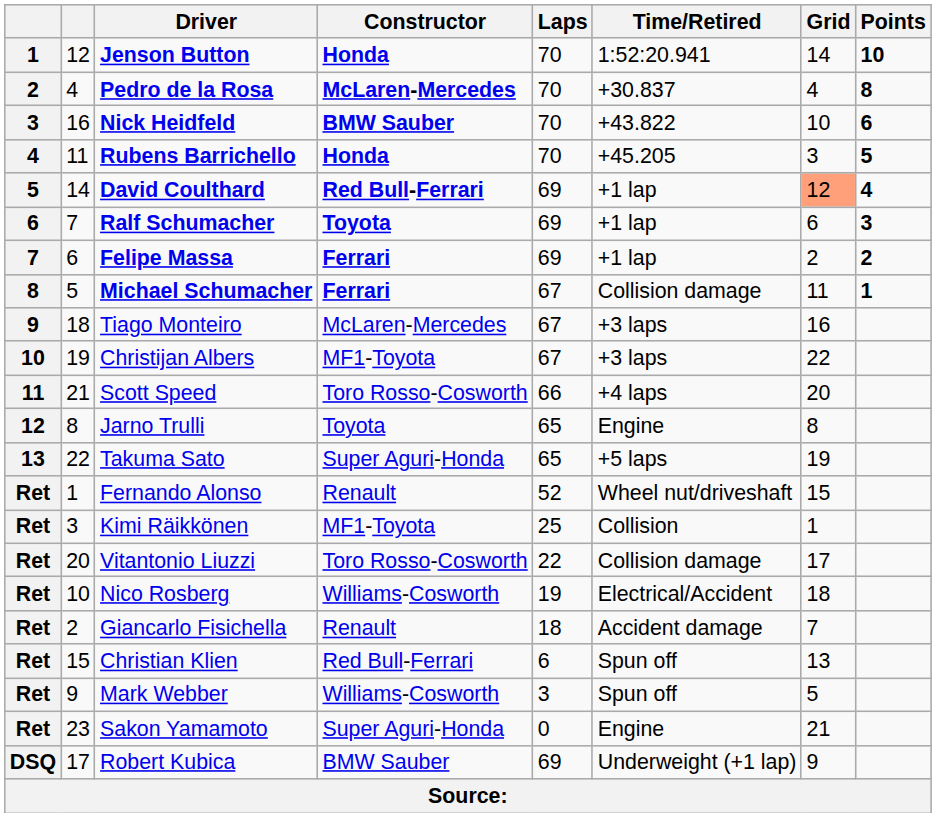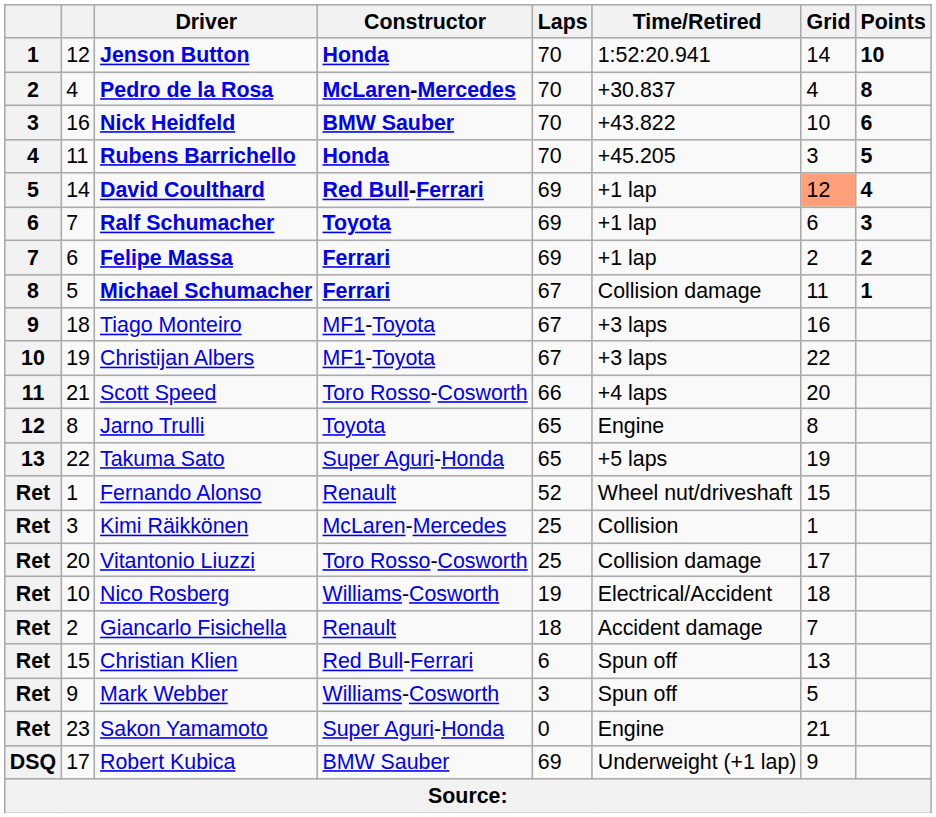(414, 324) McLaren-Mercedes -> (379, 324) MF1-Toyota
(379, 526) MF1-Toyota -> (414, 526) McLaren-Mercedes
(550, 560) 22 -> (550, 560) 25
